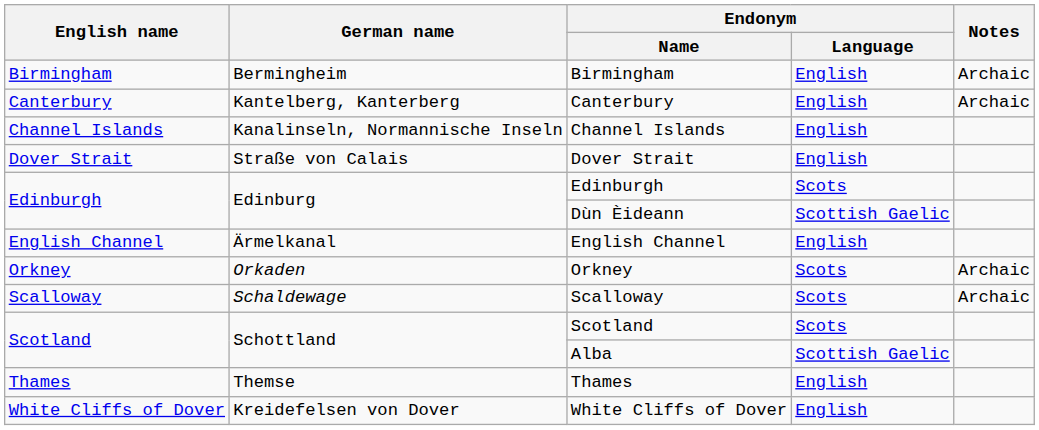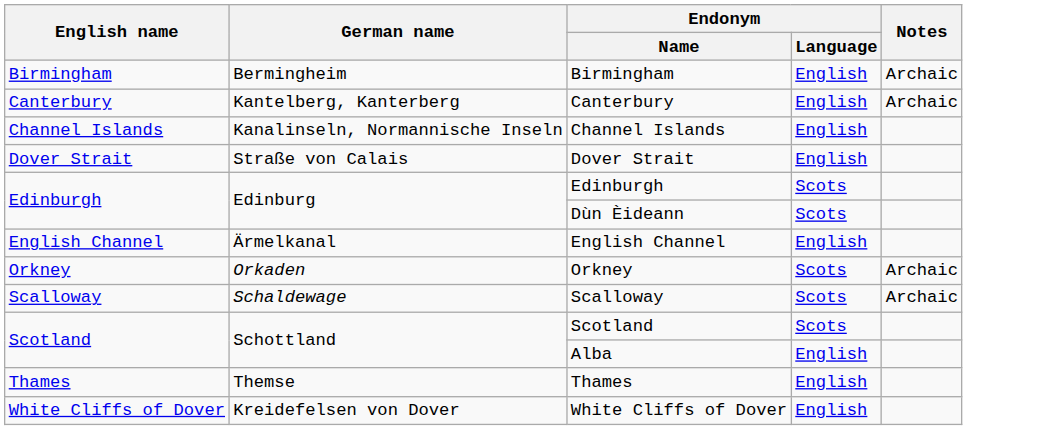(873, 214) Scottish Gaelic -> (821, 214) Scots
(873, 354) Scottish Gaelic -> (831, 354) English
